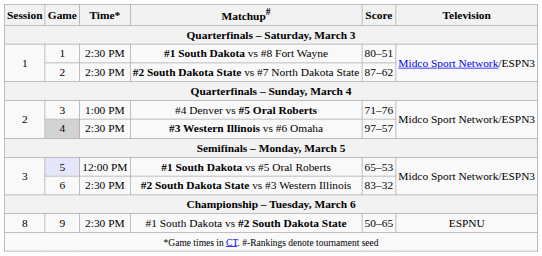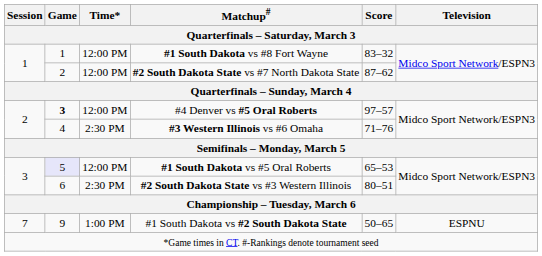(105, 53) 2:30 PM -> (105, 53) 12:00 PM
(379, 53) 80–51 -> (379, 53) 83–32
(105, 72) 2:30 PM -> (105, 72) 12:00 PM
(62, 110) normal -> (62, 110) bold
(105, 110) 1:00 PM -> (105, 110) 12:00 PM
(379, 110) 71–76 -> (379, 110) 97–57
(62, 129) lightgrey background -> (62, 129) no background
(379, 129) 97–57 -> (379, 129) 71–76
(379, 185) 83–32 -> (379, 185) 80–51
(25, 223) 8 -> (25, 223) 7
(105, 223) 2:30 PM -> (105, 223) 1:00 PM
